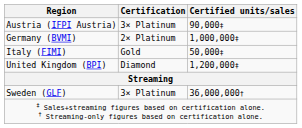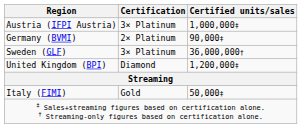(207, 25) 90,000‡ -> (214, 25) 1,000,000‡
(214, 38) 1,000,000‡ -> (207, 38) 90,000‡
rows swapped: (36, 52) <-> (36, 92)
